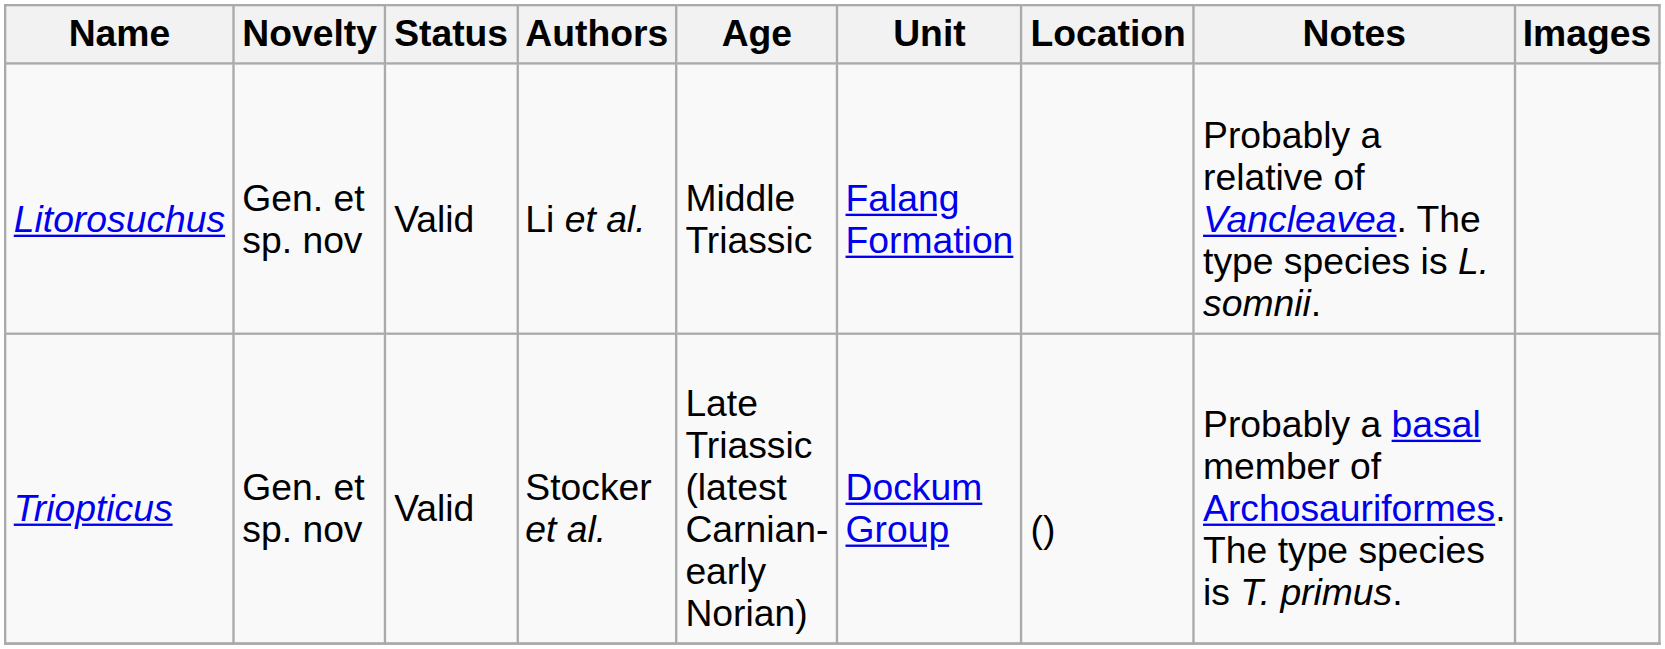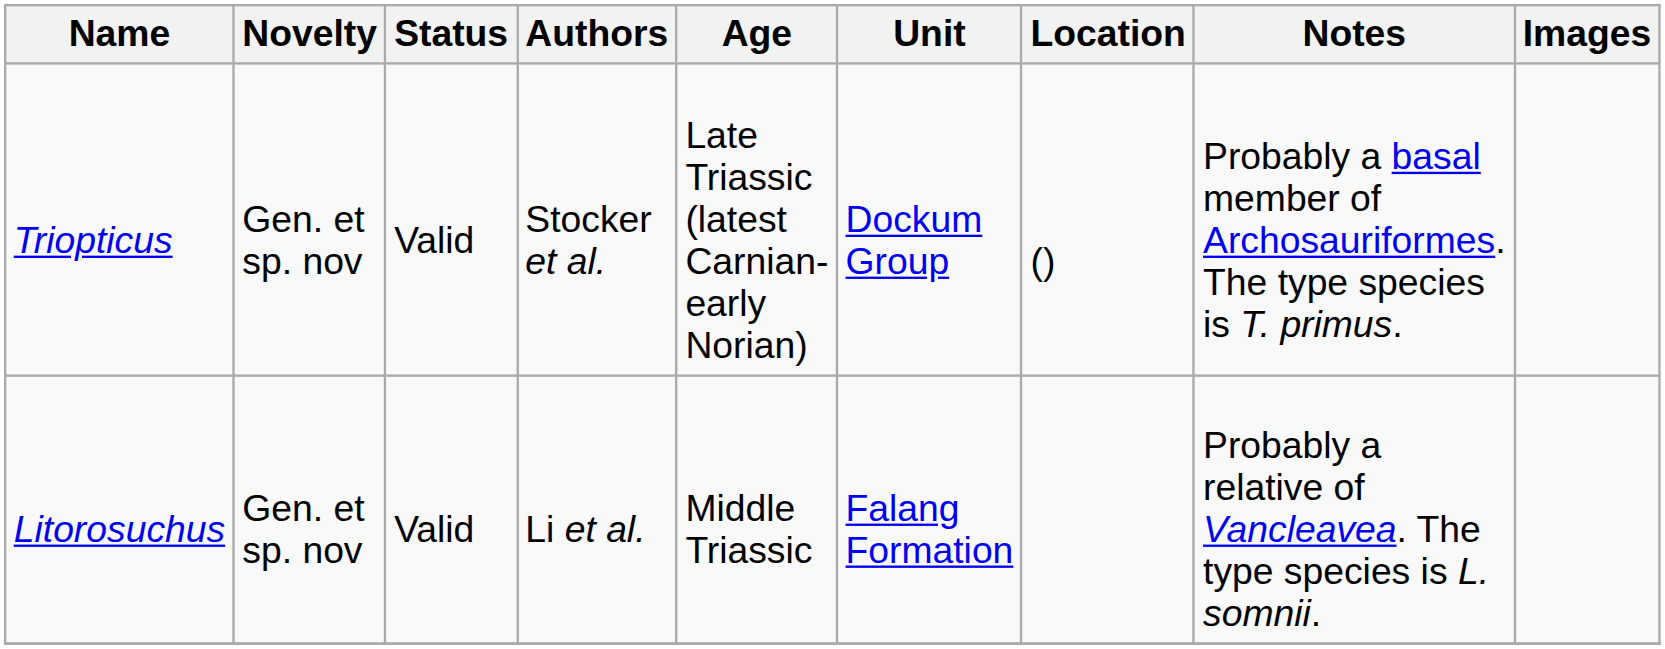rows swapped: (119, 219) <-> (93, 508)
